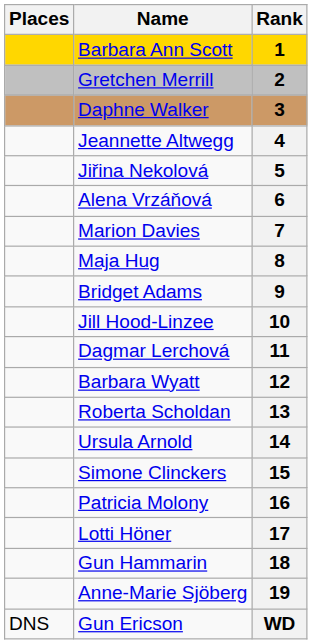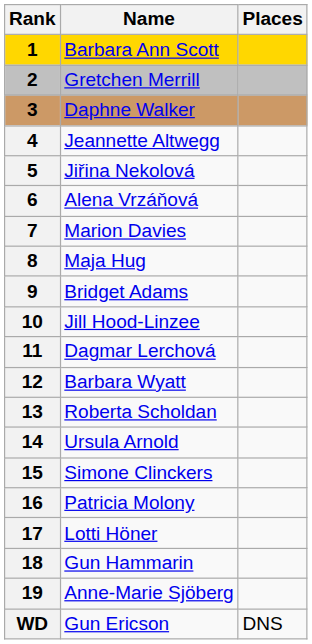columns swapped: (280, 19) <-> (39, 19)
